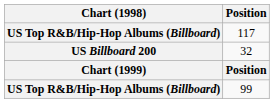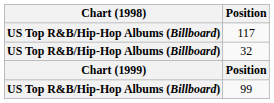(114, 51) US Billboard 200 -> (114, 51) US Top R&B/Hip-Hop Albums (Billboard)
